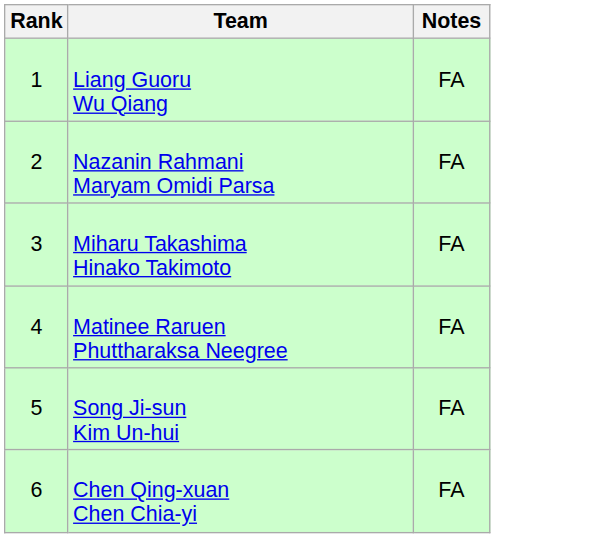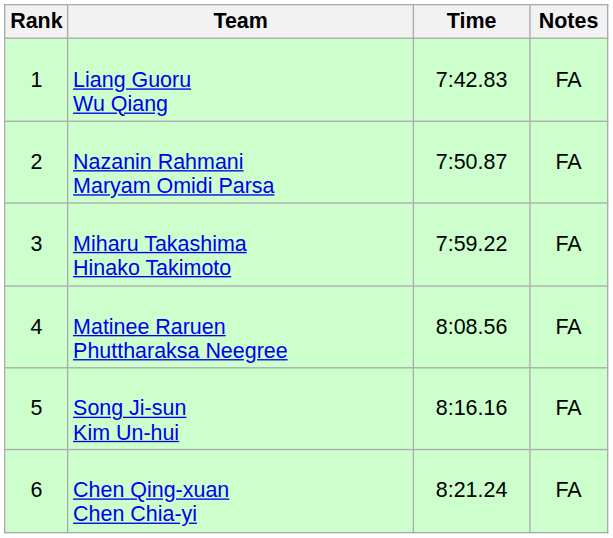+ column: (472, 21)
